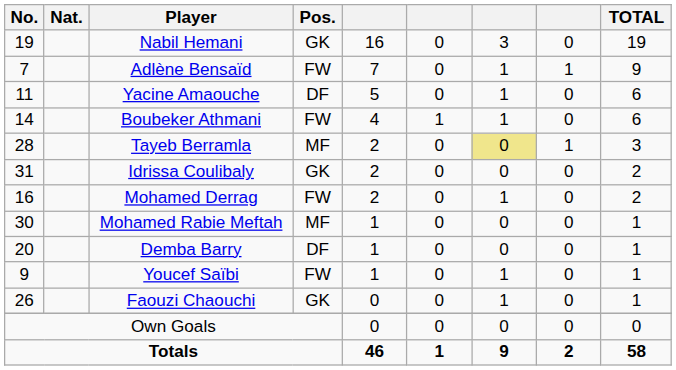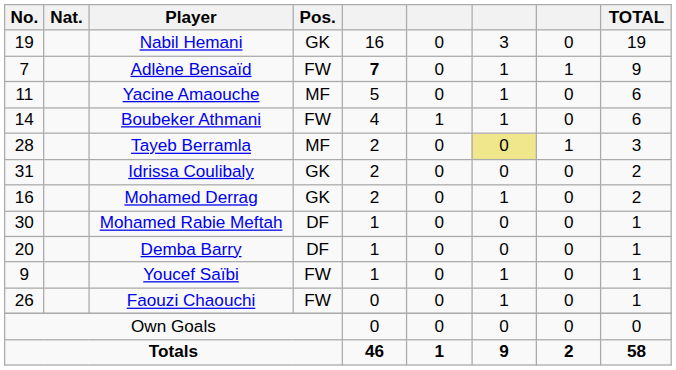(375, 68) normal -> (375, 68) bold
(318, 94) DF -> (318, 94) MF
(318, 197) FW -> (318, 197) GK
(318, 222) MF -> (318, 222) DF
(318, 300) GK -> (318, 300) FW
